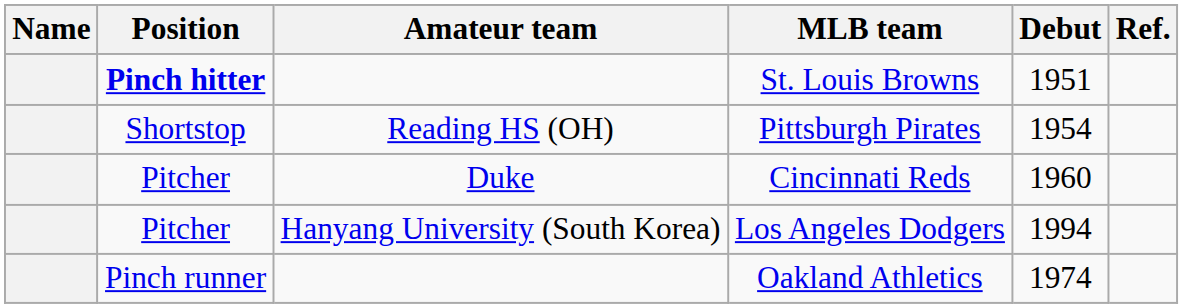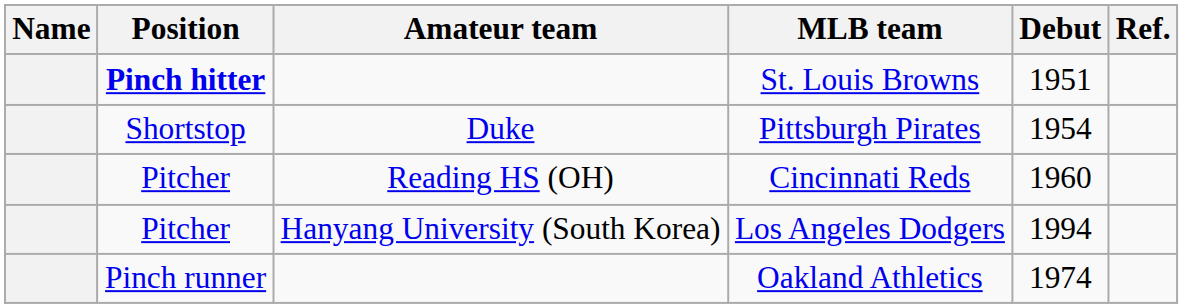(501, 128) Reading HS (OH) -> (501, 128) Duke
(501, 178) Duke -> (501, 178) Reading HS (OH)
